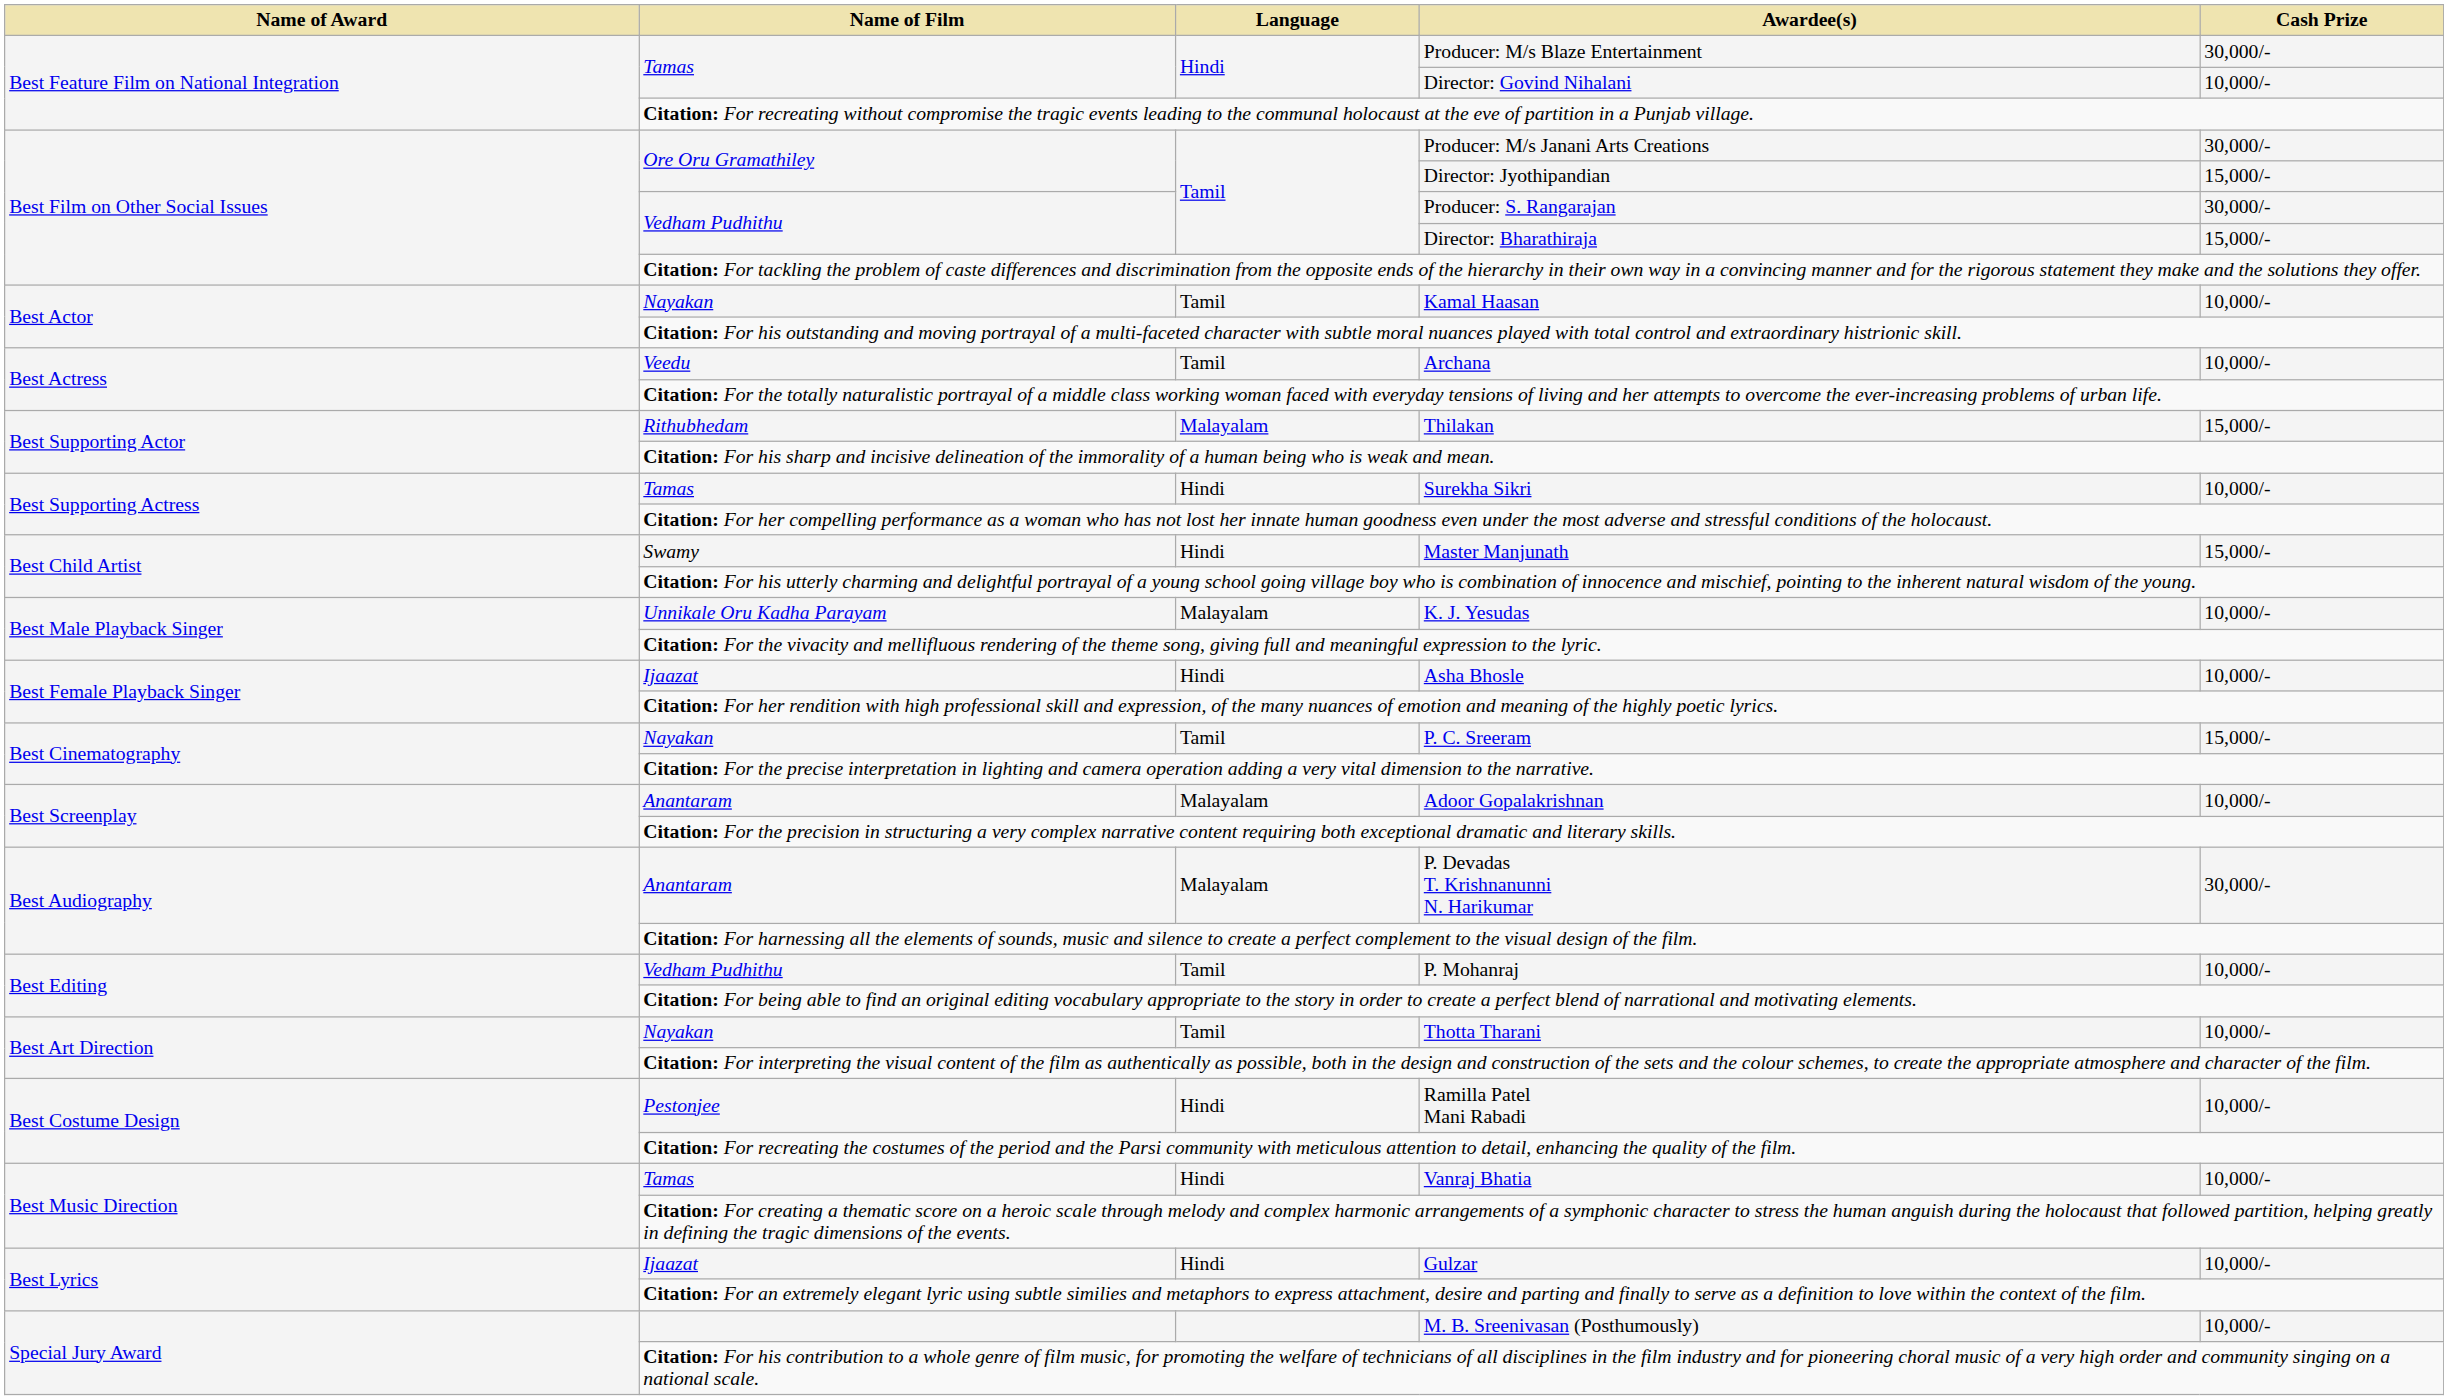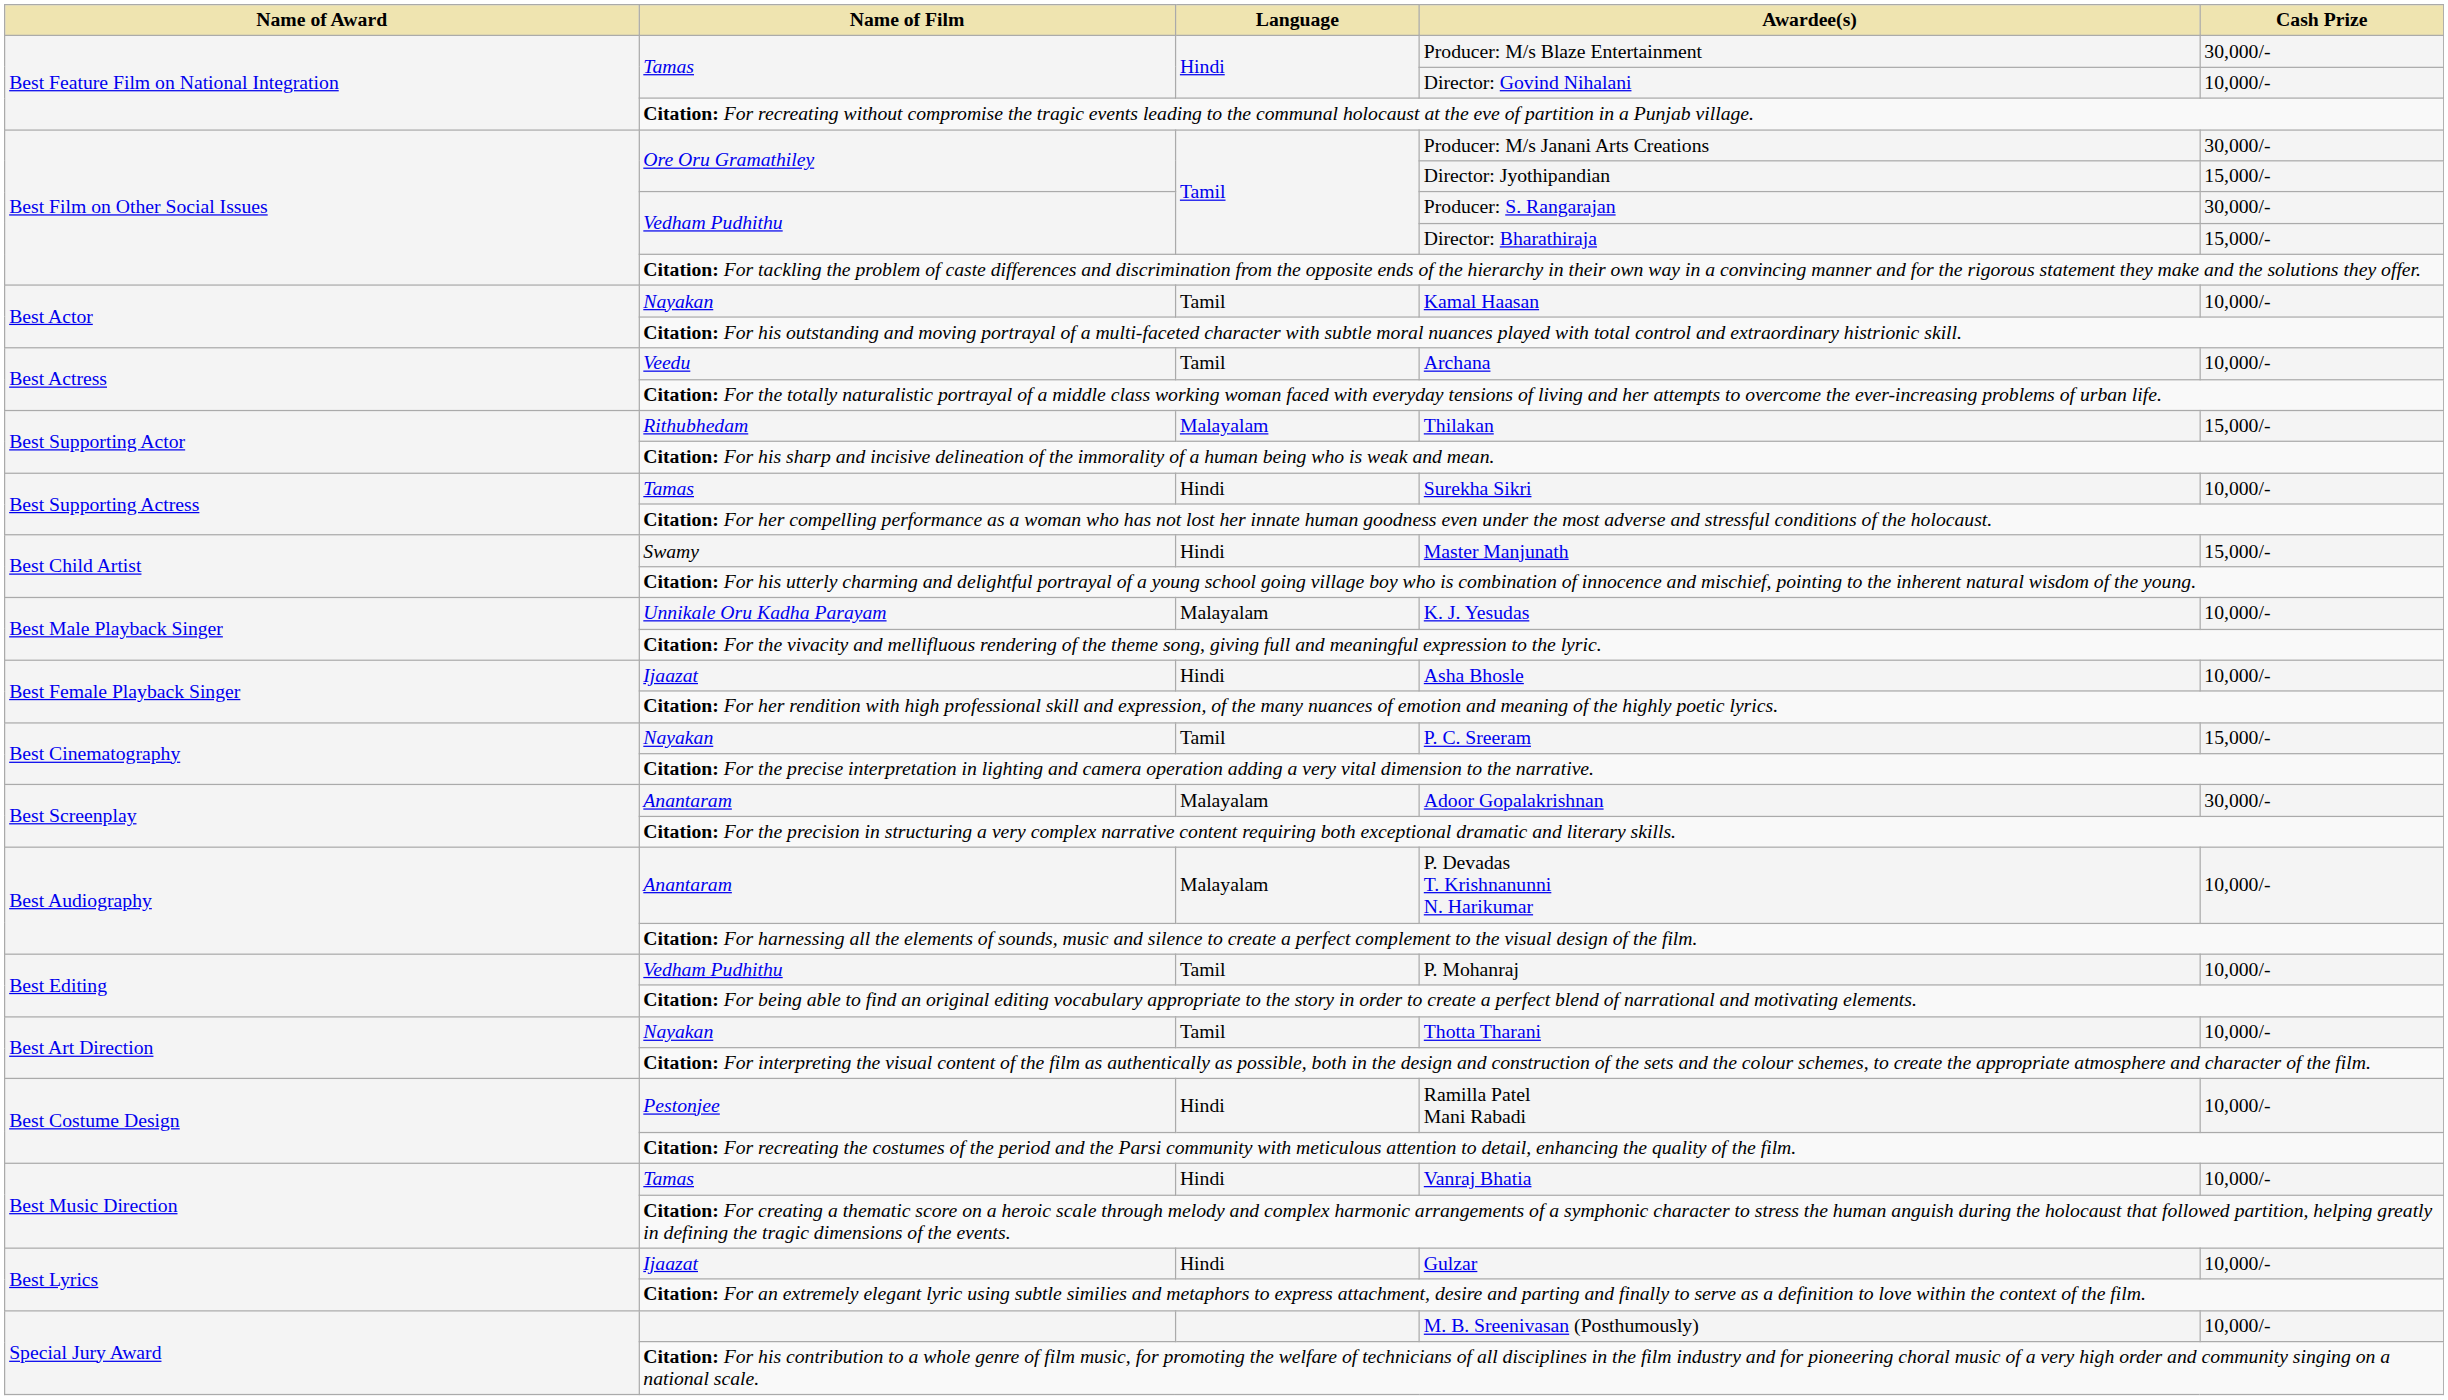(2237, 800) 10,000/- -> (2237, 800) 30,000/-
(2237, 884) 30,000/- -> (2237, 884) 10,000/-
